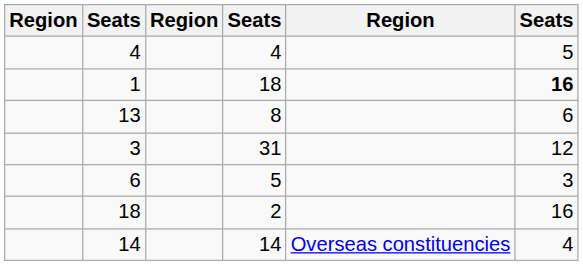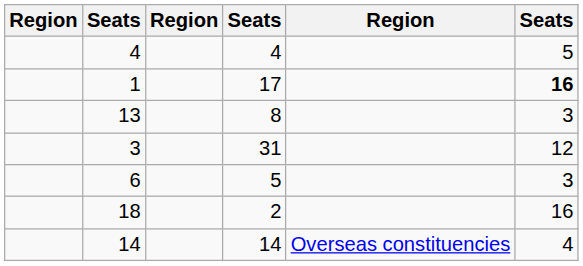(270, 84) 18 -> (270, 84) 17
(568, 116) 6 -> (568, 116) 3
